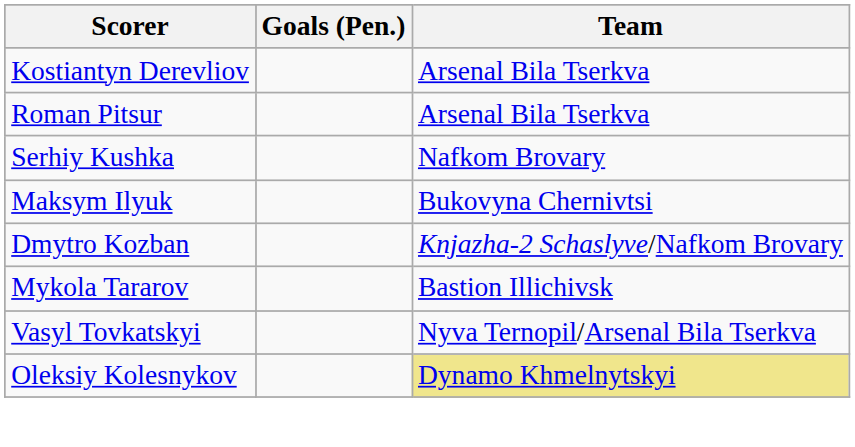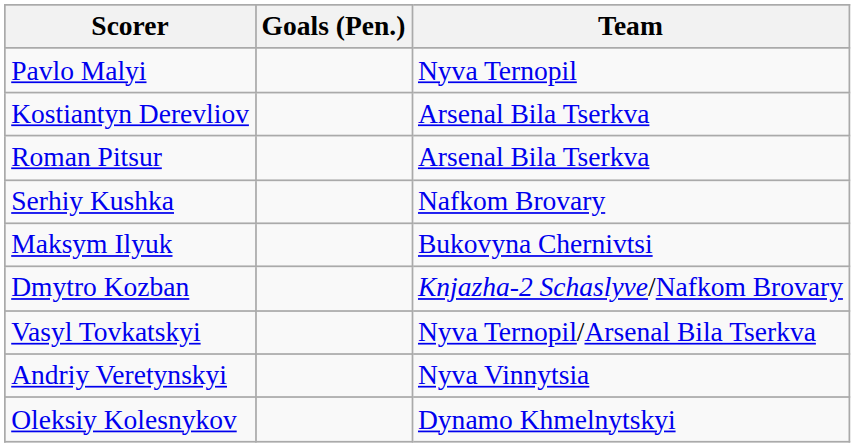+ row: (79, 69)
- row: (100, 288)
+ row: (119, 375)
(547, 375) khaki background -> (547, 419) no background
